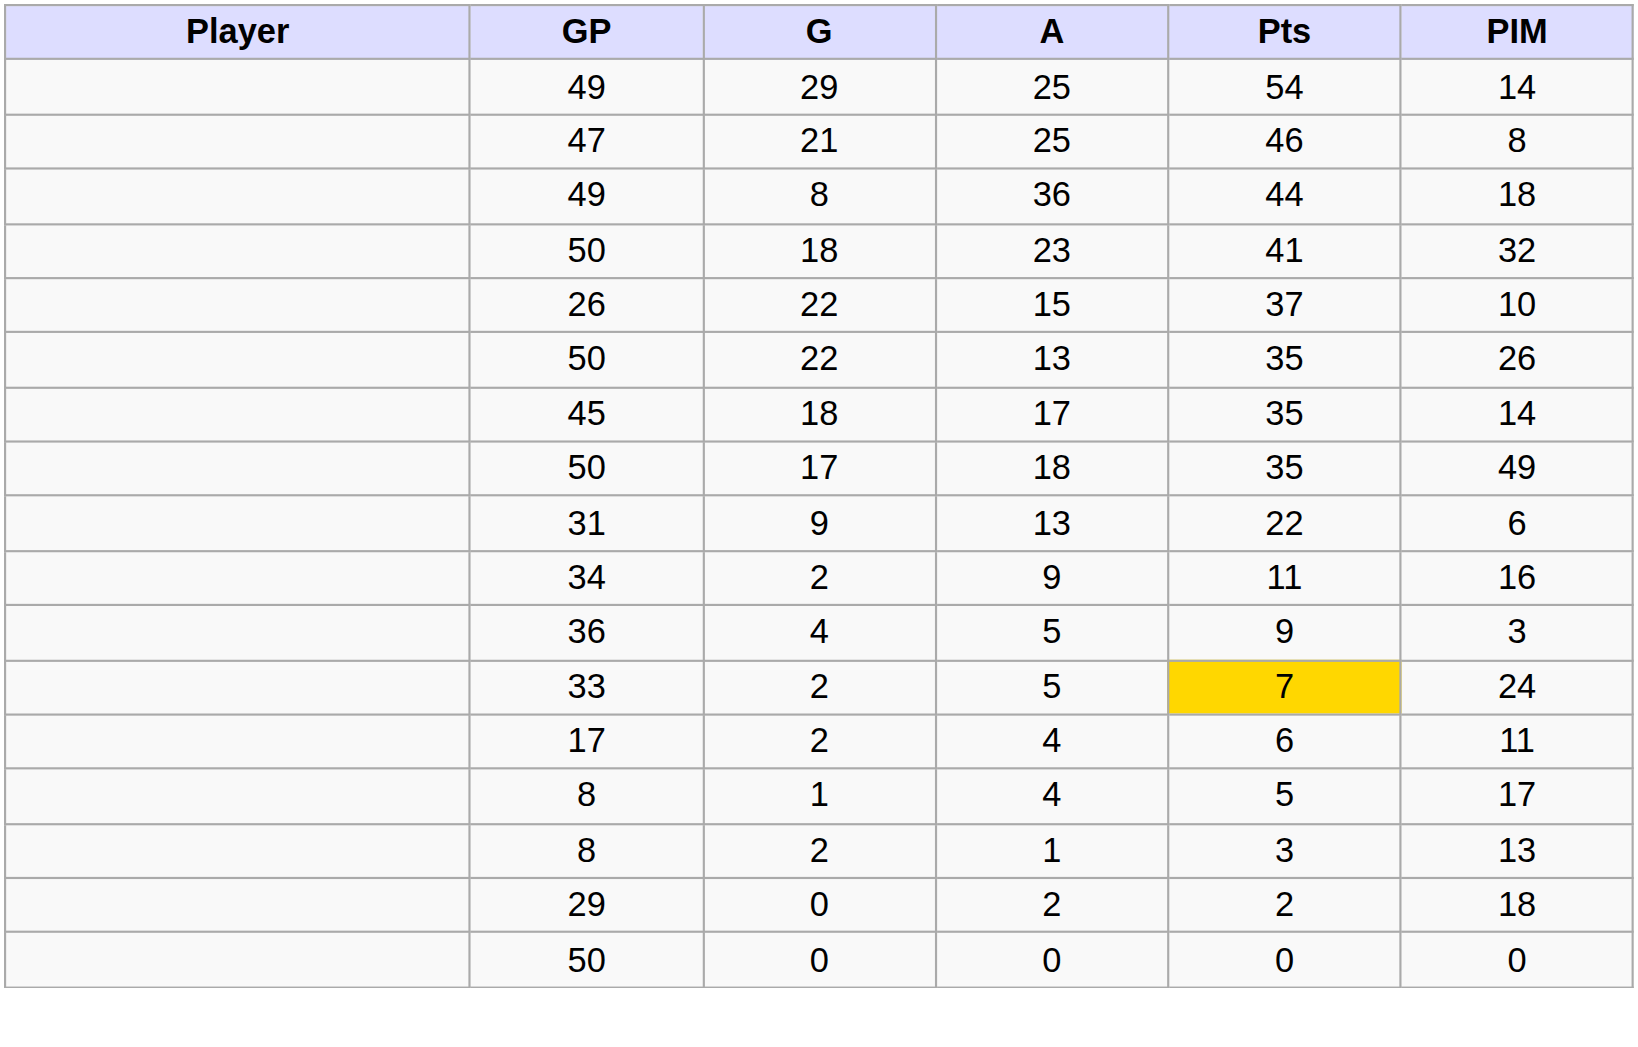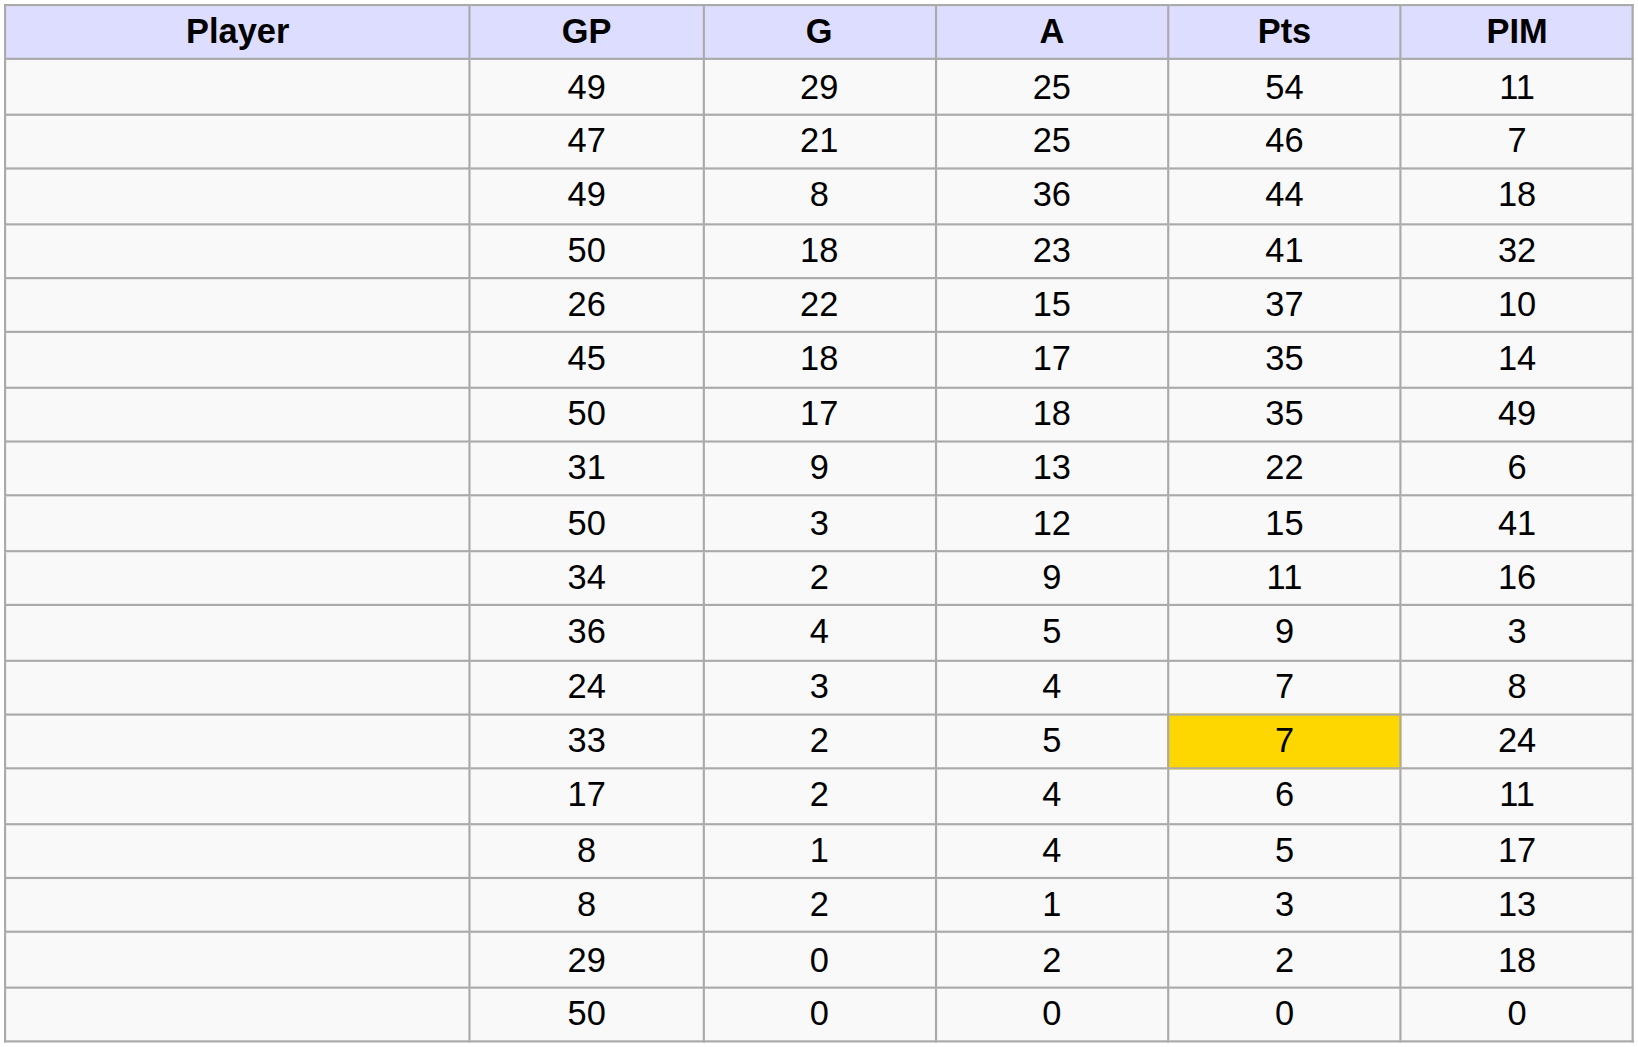(1517, 86) 14 -> (1517, 86) 11
(1517, 140) 8 -> (1517, 140) 7
- row: (587, 359)
+ row: (587, 522)
+ row: (587, 686)
